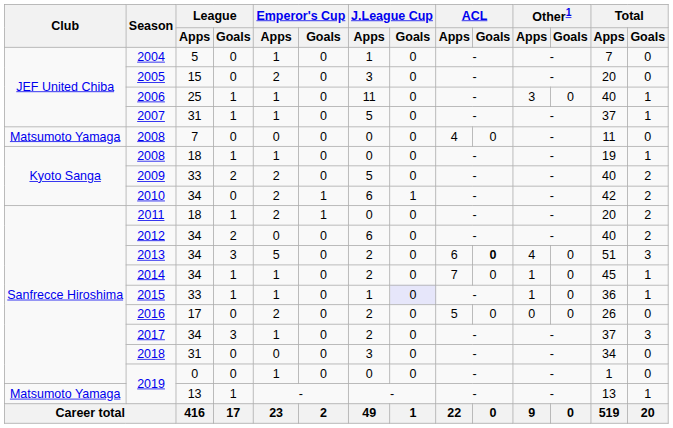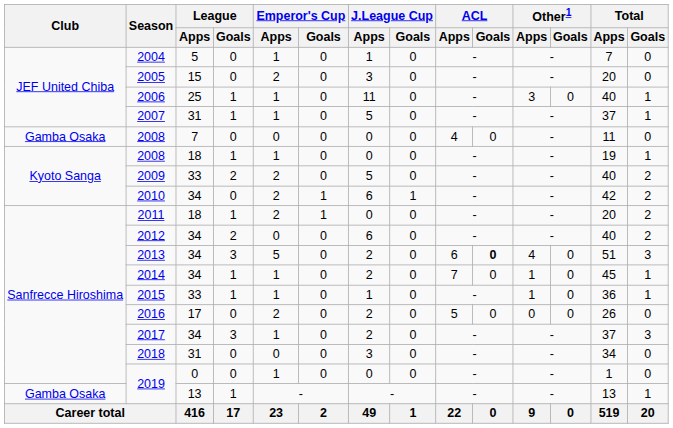(65, 136) Matsumoto Yamaga -> (65, 136) Gamba Osaka
(413, 294) lavender background -> (413, 294) no background
(65, 393) Matsumoto Yamaga -> (65, 393) Gamba Osaka
